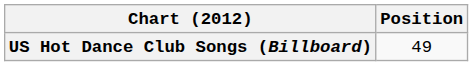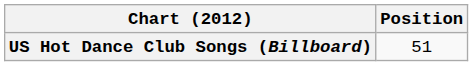(422, 47) 49 -> (422, 47) 51
